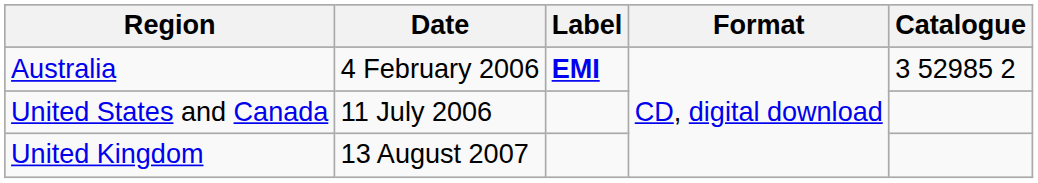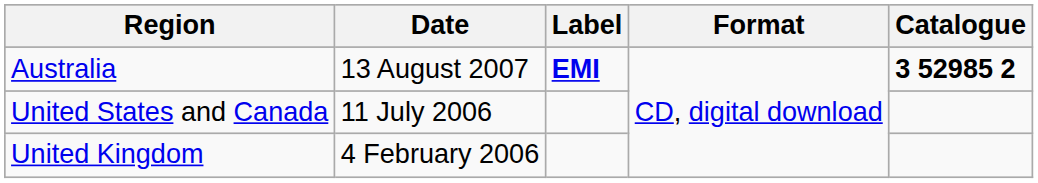(440, 68) 4 February 2006 -> (435, 68) 13 August 2007
(955, 68) normal -> (955, 68) bold
(435, 154) 13 August 2007 -> (440, 154) 4 February 2006
